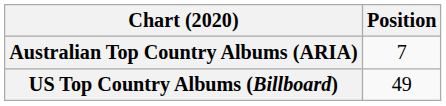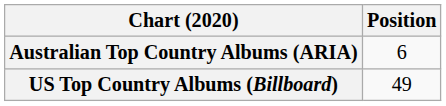(402, 52) 7 -> (402, 52) 6
